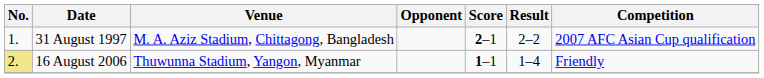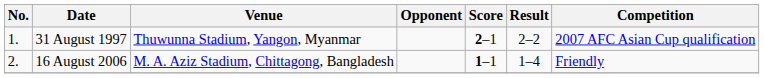(264, 38) M. A. Aziz Stadium, Chittagong, Bangladesh -> (247, 38) Thuwunna Stadium, Yangon, Myanmar
(13, 61) khaki background -> (13, 61) no background
(247, 61) Thuwunna Stadium, Yangon, Myanmar -> (264, 61) M. A. Aziz Stadium, Chittagong, Bangladesh
